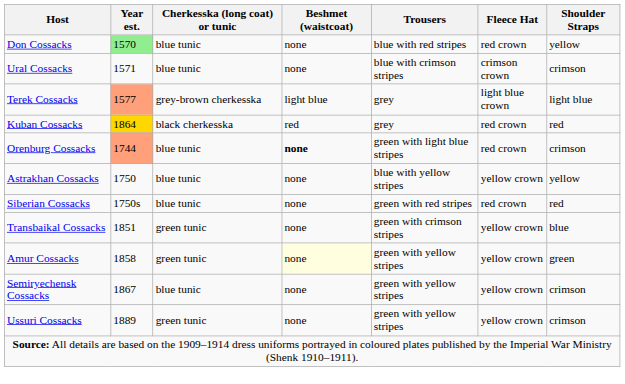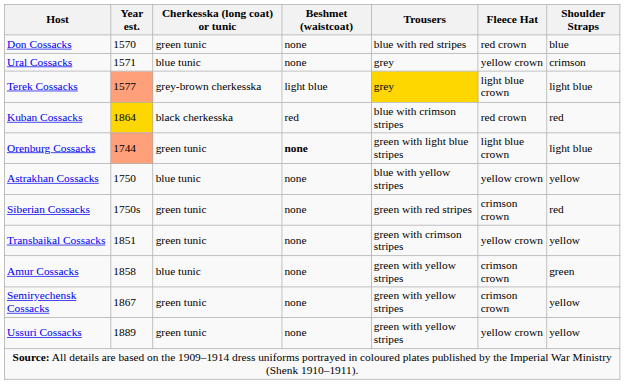(125, 44) lightgreen background -> (125, 44) no background
(178, 44) blue tunic -> (181, 44) green tunic
(565, 44) yellow -> (559, 44) blue
(415, 68) blue with crimson stripes -> (384, 62) grey
(499, 68) crimson crown -> (512, 62) yellow crown
(384, 99) no background -> (384, 86) gold background
(384, 123) grey -> (415, 117) blue with crimson stripes
(178, 148) blue tunic -> (181, 148) green tunic
(504, 148) red crown -> (502, 148) light blue crown
(567, 148) crimson -> (571, 148) light blue
(178, 203) blue tunic -> (181, 209) green tunic
(504, 203) red crown -> (499, 209) crimson crown
(559, 227) blue -> (565, 240) yellow
(181, 258) green tunic -> (178, 271) blue tunic
(295, 258) lightyellow background -> (295, 271) no background
(512, 258) yellow crown -> (499, 271) crimson crown
(178, 289) blue tunic -> (181, 302) green tunic
(512, 289) yellow crown -> (499, 302) crimson crown
(567, 289) crimson -> (565, 302) yellow
(567, 320) crimson -> (565, 333) yellow
